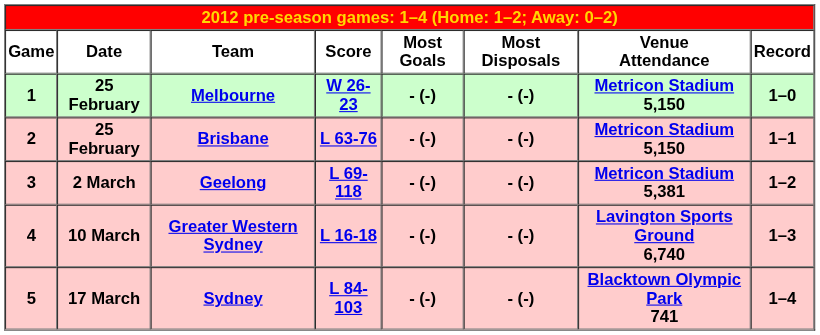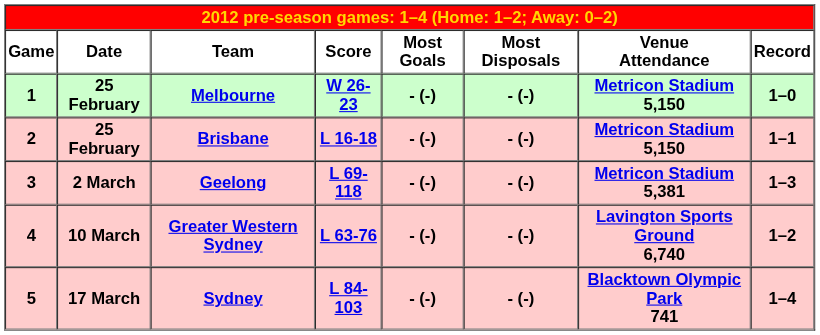(348, 139) L 63-76 -> (348, 139) L 16-18
(782, 182) 1–2 -> (782, 182) 1–3
(348, 235) L 16-18 -> (348, 235) L 63-76
(782, 235) 1–3 -> (782, 235) 1–2
